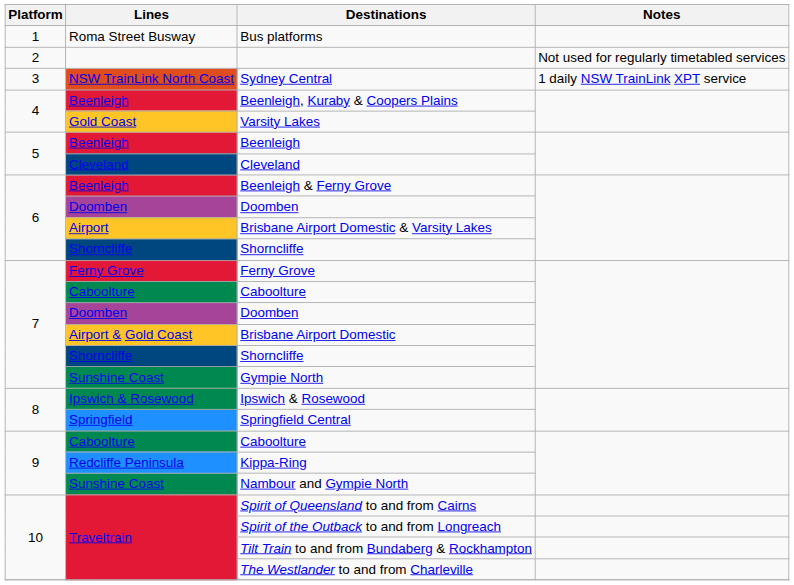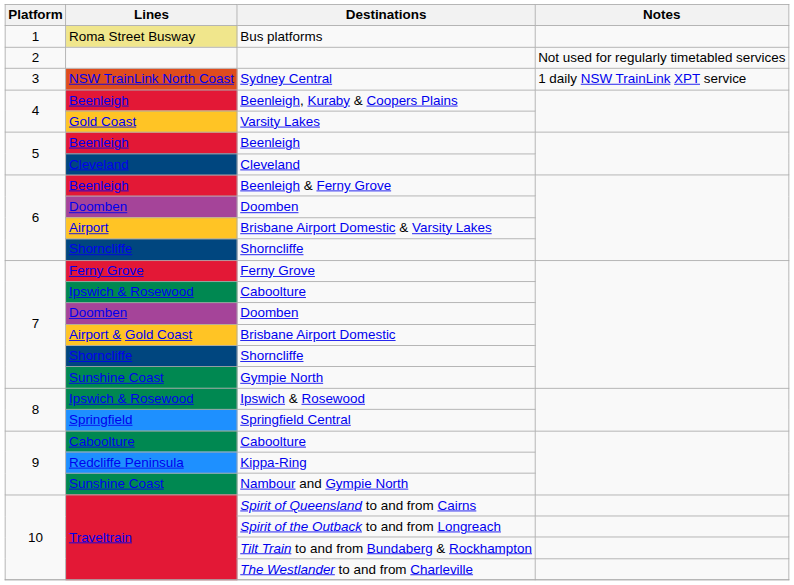(132, 36) no background -> (132, 36) khaki background
(102, 292) Caboolture -> (131, 292) Ipswich & Rosewood
